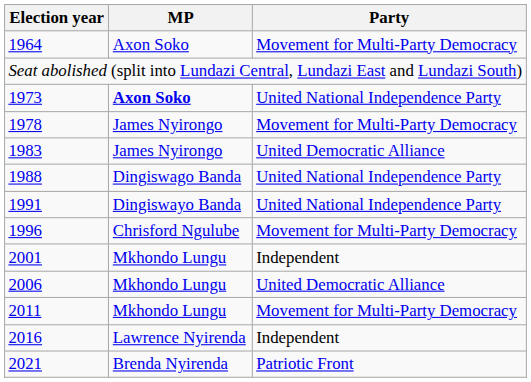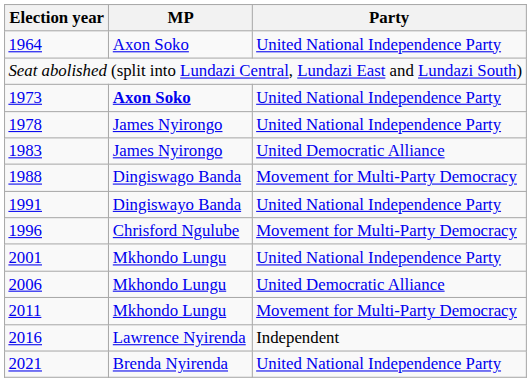(387, 44) Movement for Multi-Party Democracy -> (379, 44) United National Independence Party
(387, 124) Movement for Multi-Party Democracy -> (379, 124) United National Independence Party
(379, 177) United National Independence Party -> (387, 177) Movement for Multi-Party Democracy
(298, 257) Independent -> (379, 257) United National Independence Party
(305, 364) Patriotic Front -> (379, 364) United National Independence Party
